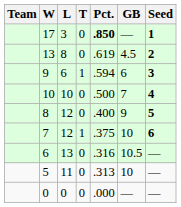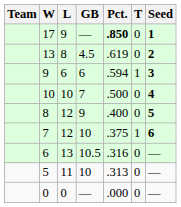columns swapped: (83, 14) <-> (131, 14)
(64, 34) 3 -> (64, 34) 9
